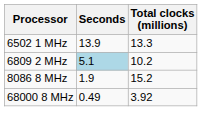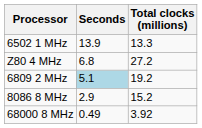+ row: (34, 61)
(141, 61) 10.2 -> (141, 79) 19.2
(87, 79) 1.9 -> (87, 97) 2.9
